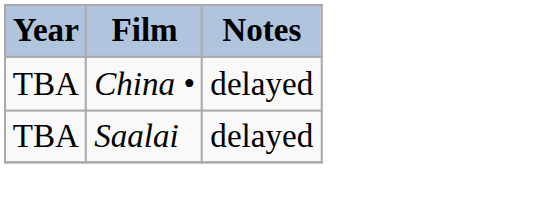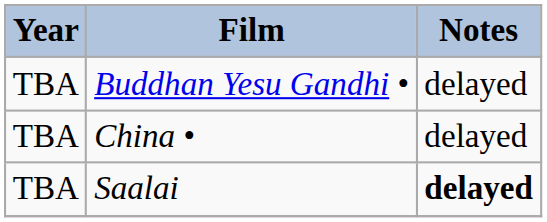+ row: (252, 83)
(262, 135) normal -> (479, 188) bold
